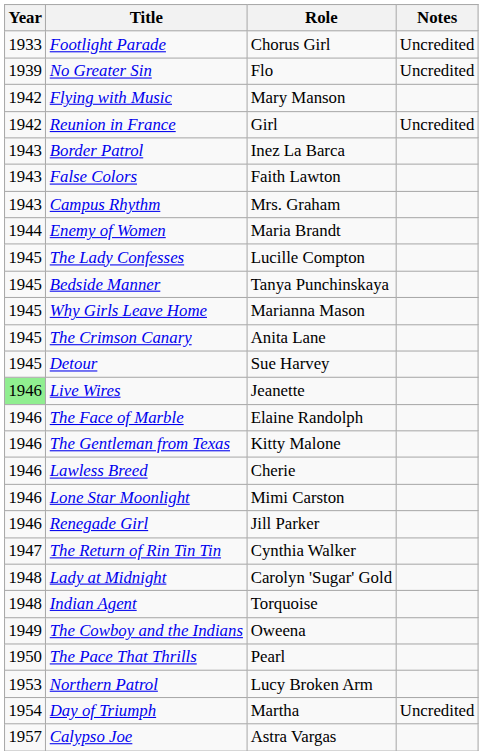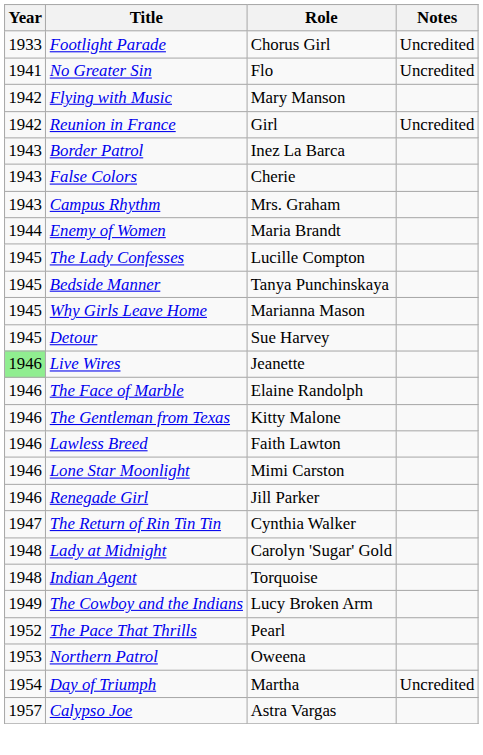(25, 71) 1939 -> (25, 71) 1941
(296, 177) Faith Lawton -> (273, 177) Cherie
- row: (121, 337)
(273, 470) Cherie -> (296, 444) Faith Lawton
(278, 630) Oweena -> (312, 603) Lucy Broken Arm
(25, 657) 1950 -> (25, 630) 1952
(312, 683) Lucy Broken Arm -> (278, 657) Oweena
